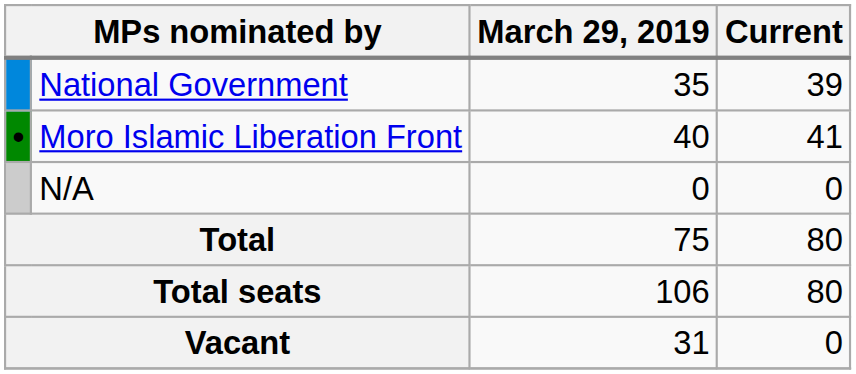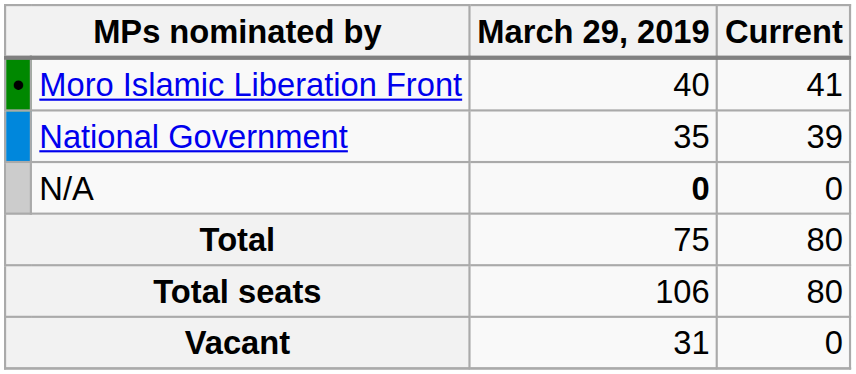rows swapped: (251, 137) <-> (194, 85)
(701, 188) normal -> (701, 188) bold
